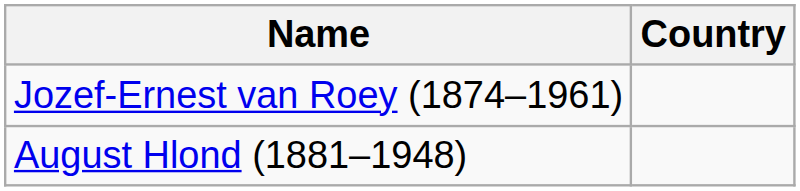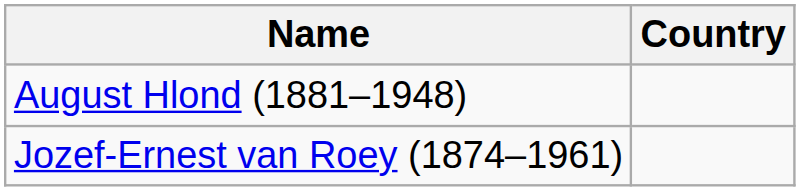rows swapped: (319, 94) <-> (241, 154)
